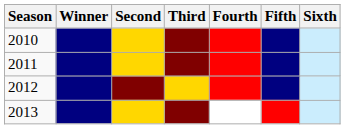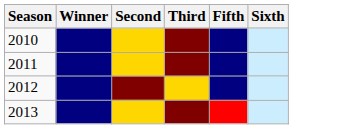- column: (235, 16)
